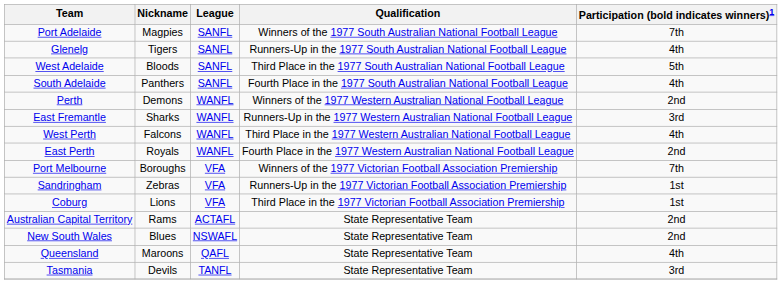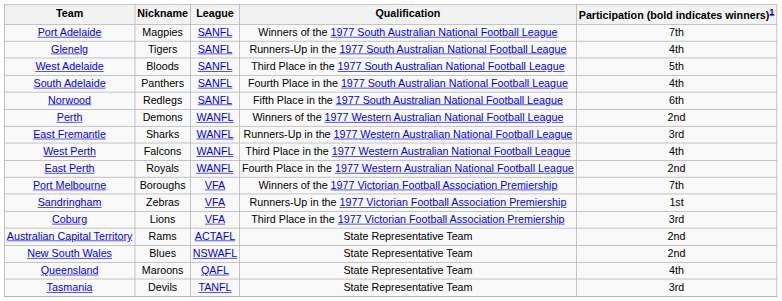+ row: (70, 100)
(677, 202) 1st -> (677, 219) 3rd
